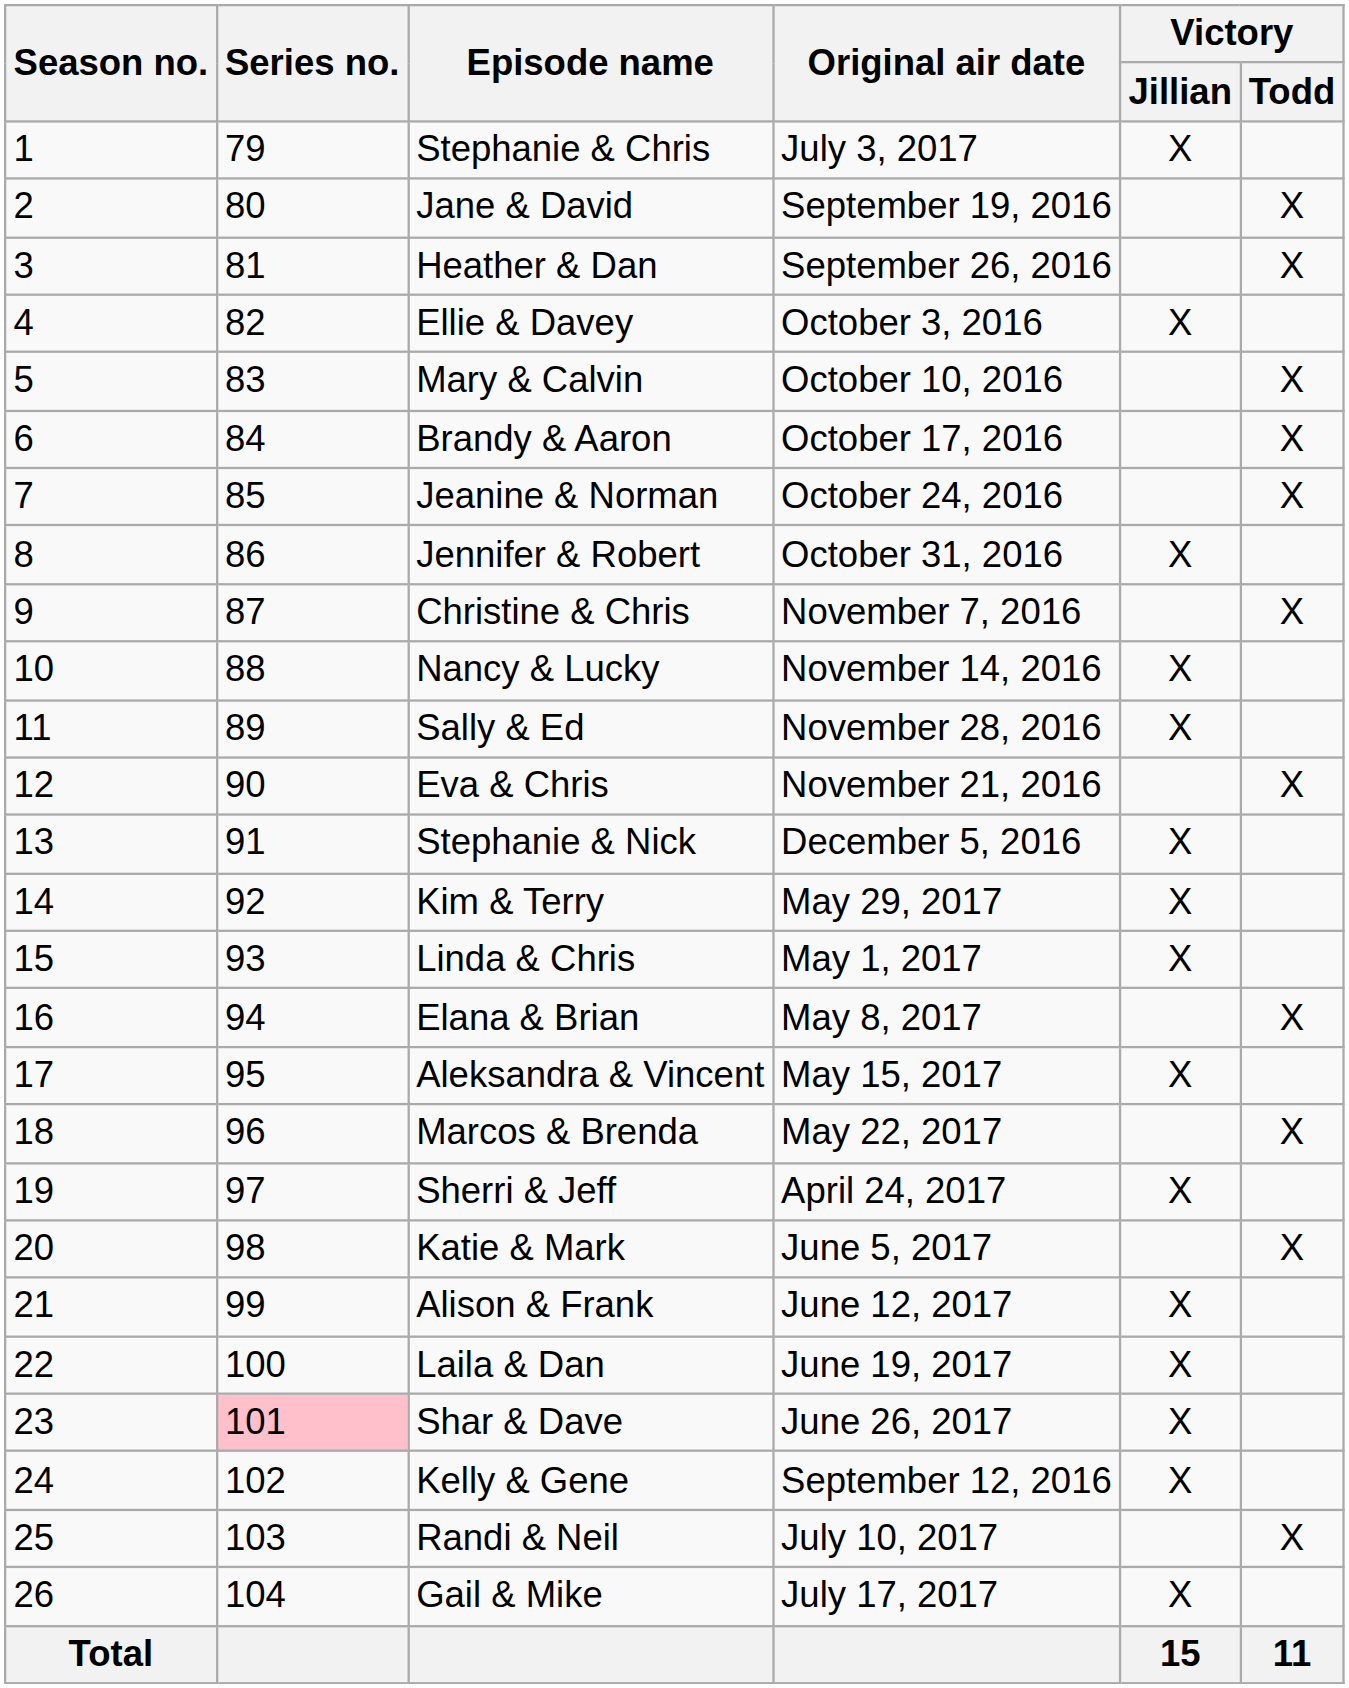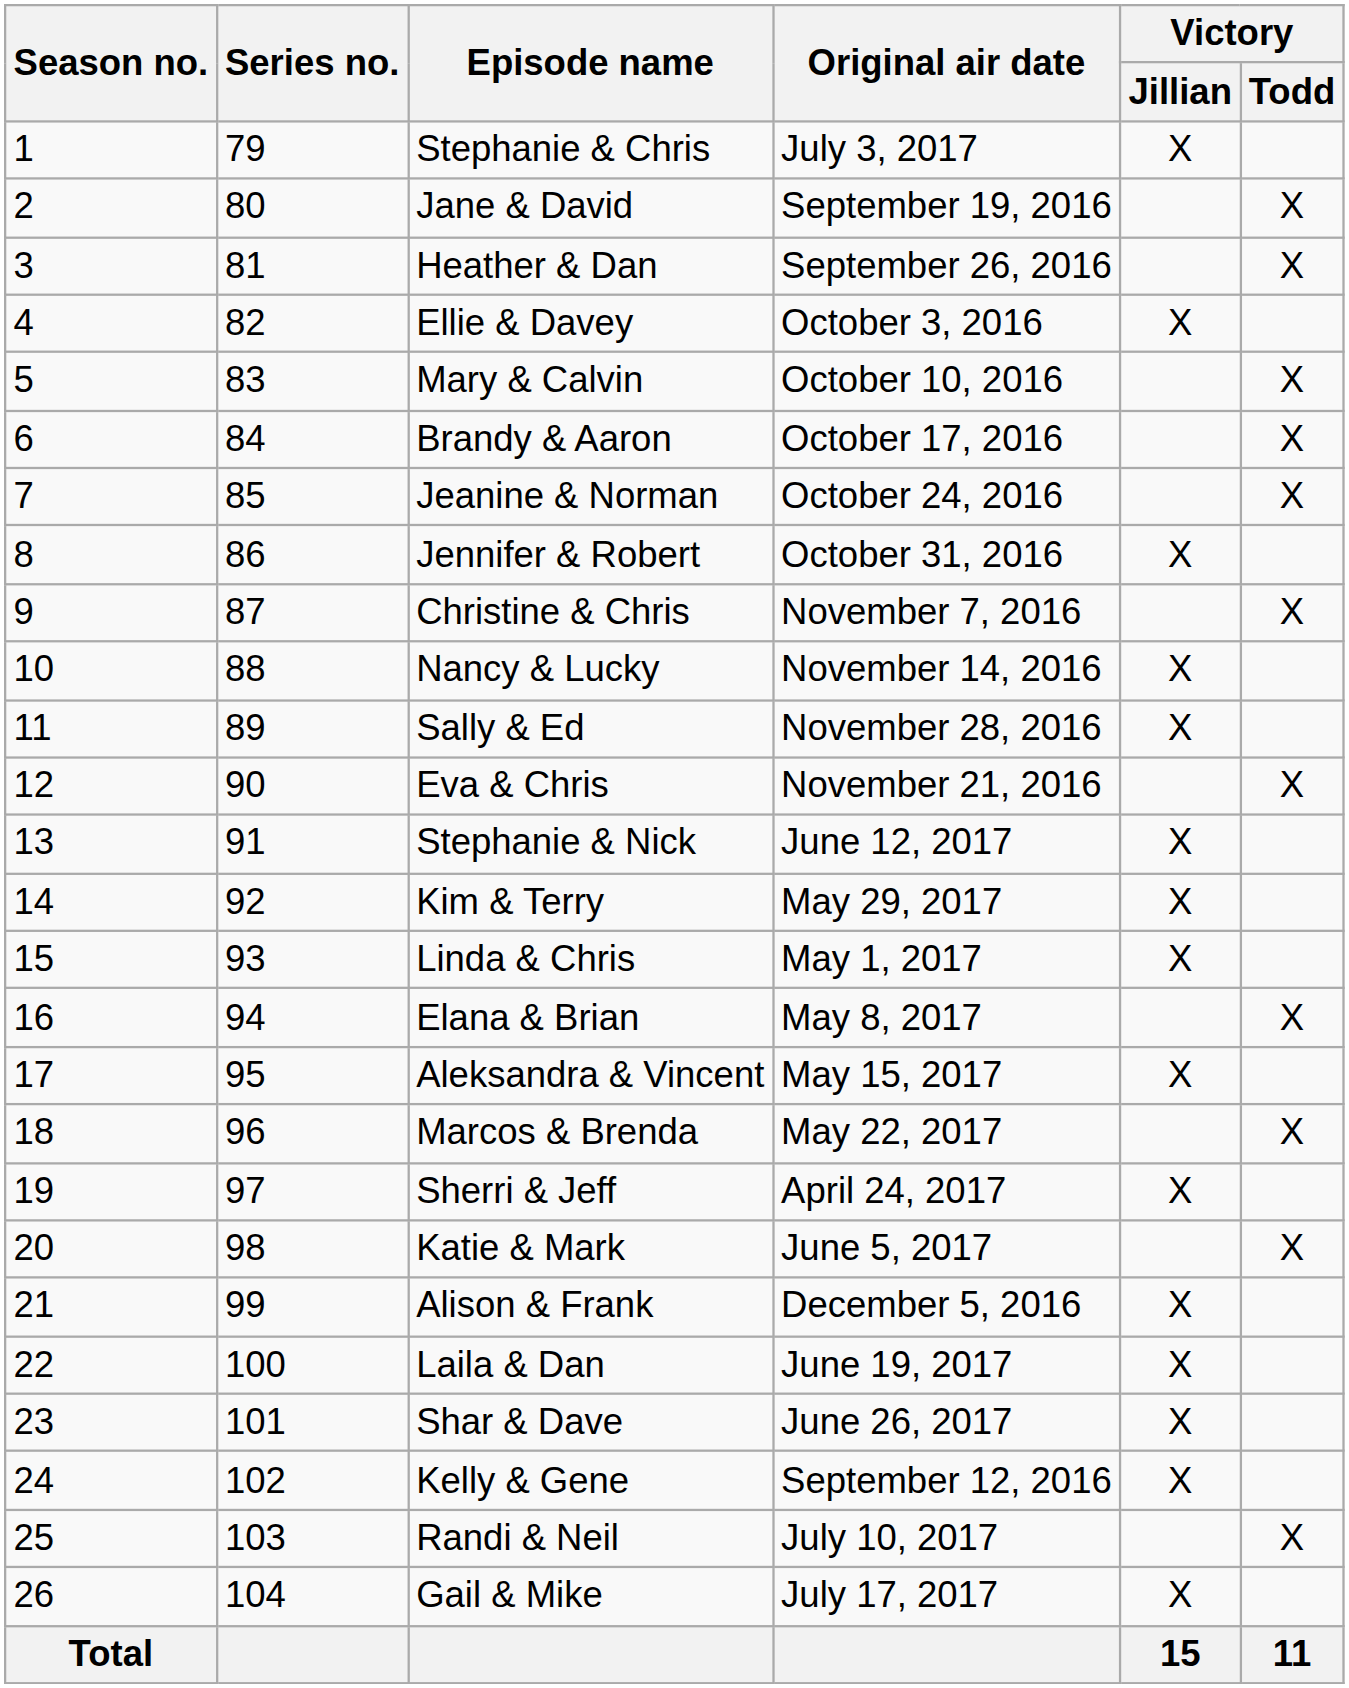(931, 843) December 5, 2016 -> (897, 843) June 12, 2017
(897, 1306) June 12, 2017 -> (931, 1306) December 5, 2016
(255, 1421) pink background -> (255, 1421) no background
